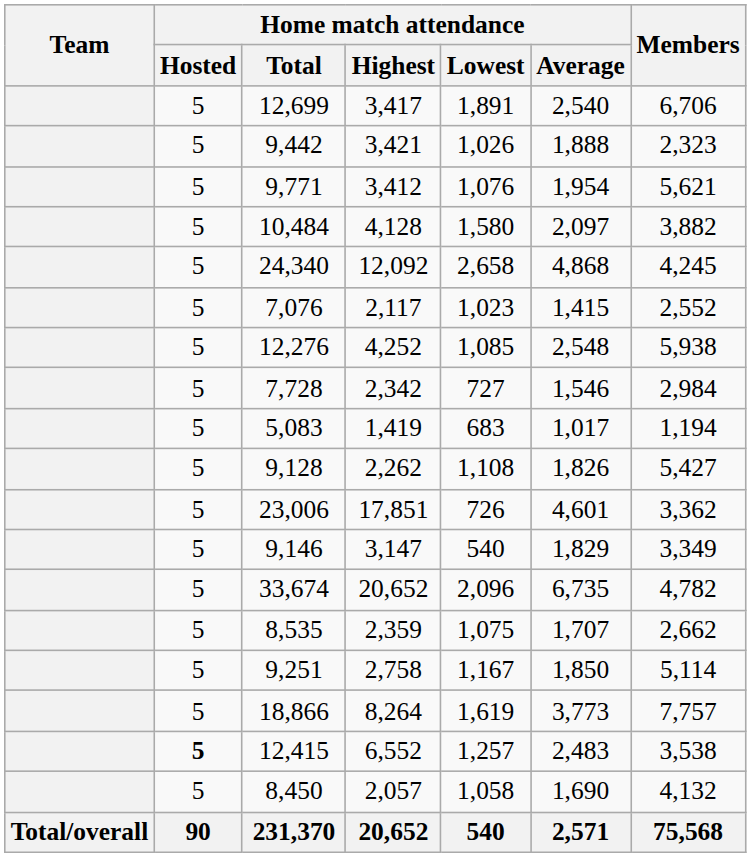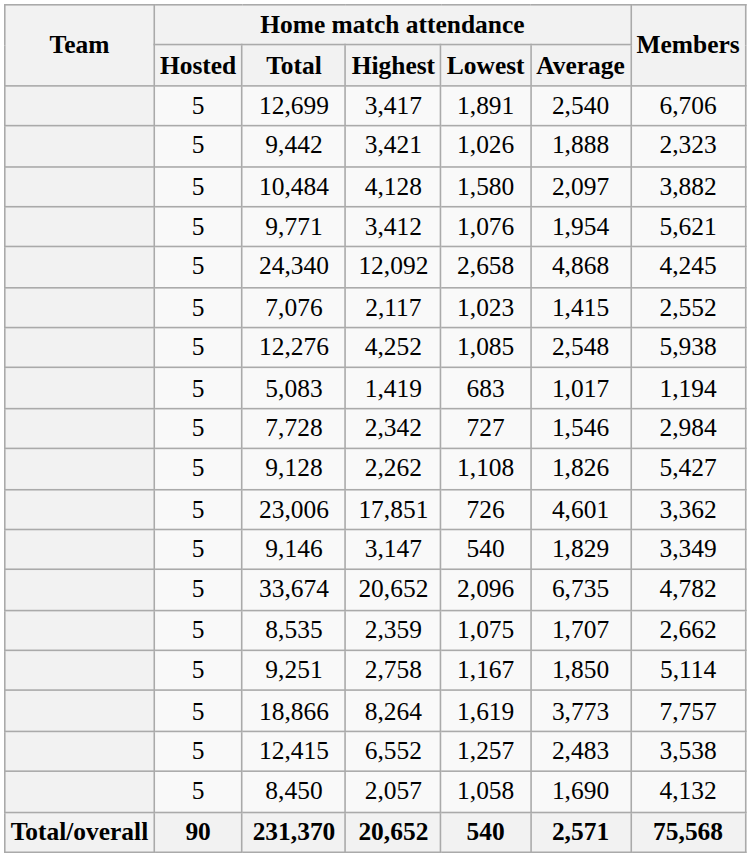rows swapped: (294, 226) <-> (294, 186)
rows swapped: (294, 428) <-> (294, 387)
(198, 750) bold -> (198, 750) normal
